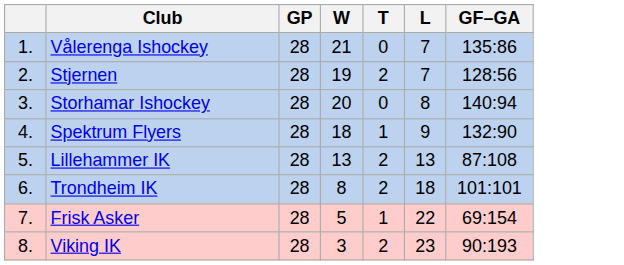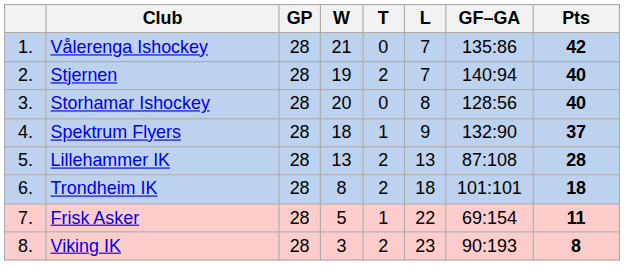+ column: (576, 18)
(489, 75) 128:56 -> (489, 75) 140:94
(489, 103) 140:94 -> (489, 103) 128:56
